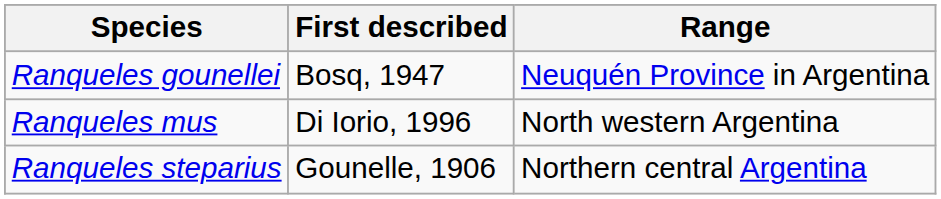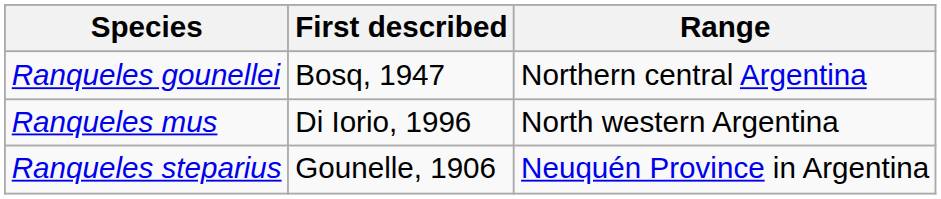(725, 74) Neuquén Province in Argentina -> (694, 74) Northern central Argentina
(694, 168) Northern central Argentina -> (725, 168) Neuquén Province in Argentina
